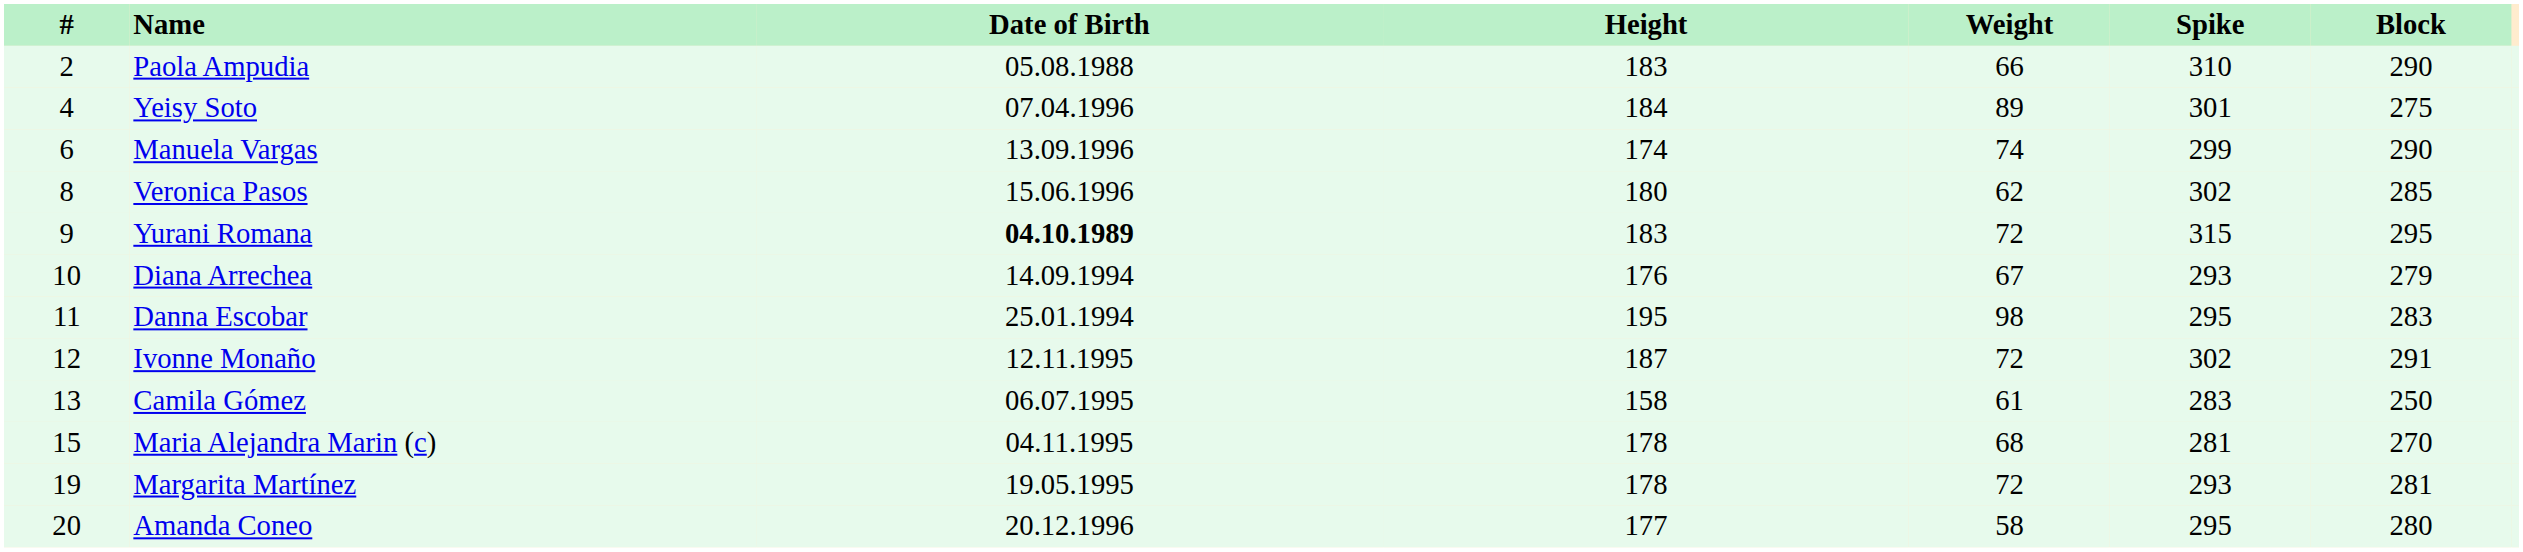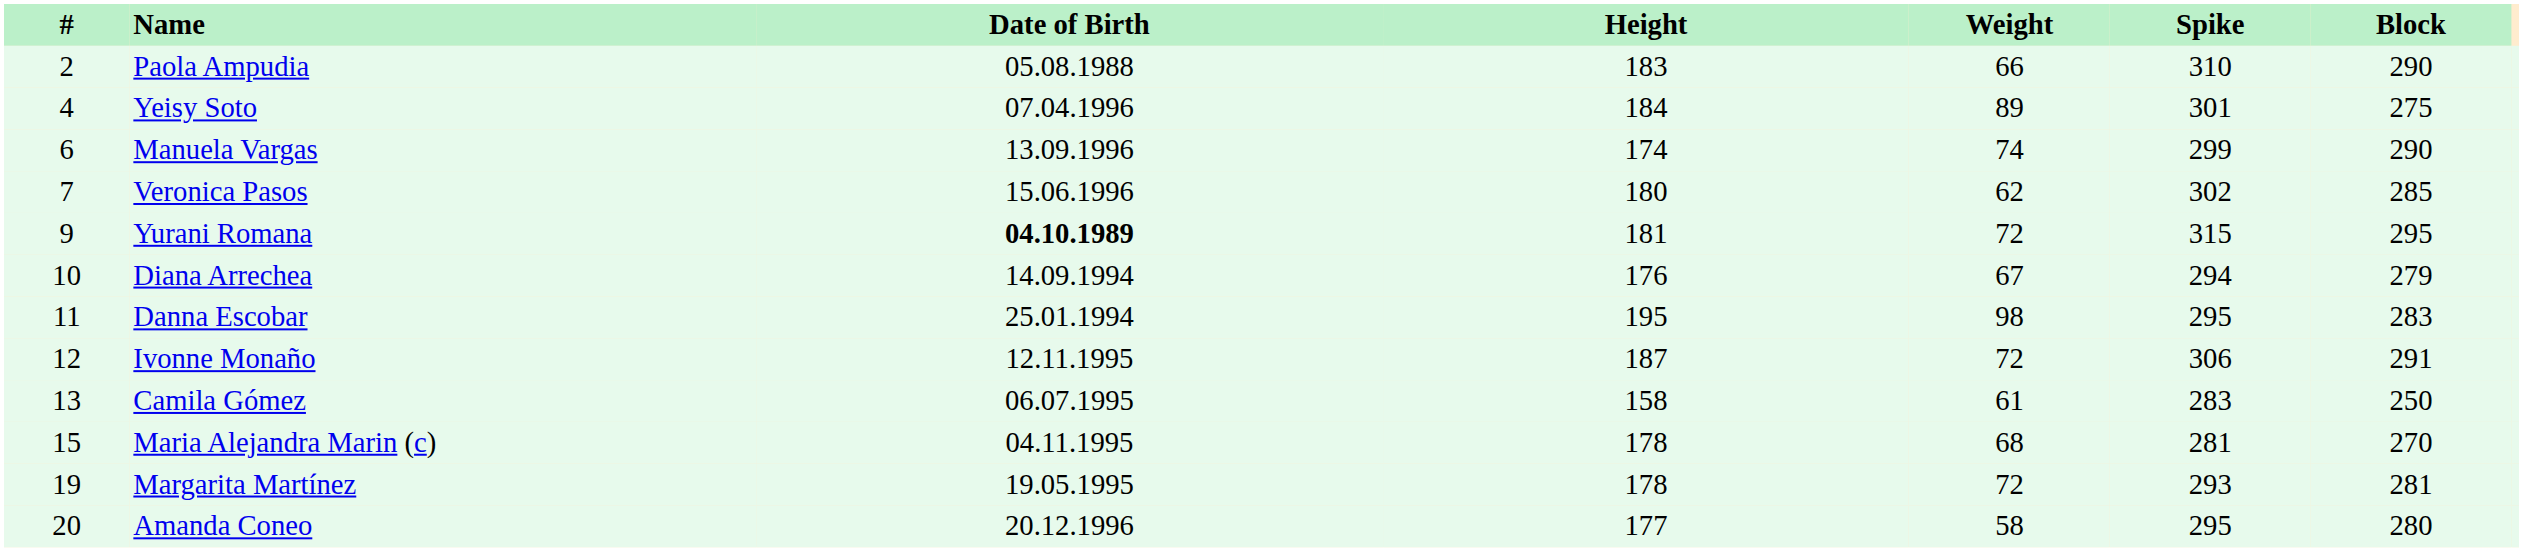(67, 191) 8 -> (67, 191) 7
(1646, 233) 183 -> (1646, 233) 181
(2210, 275) 293 -> (2210, 275) 294
(2210, 358) 302 -> (2210, 358) 306
